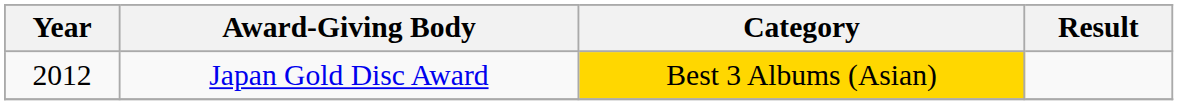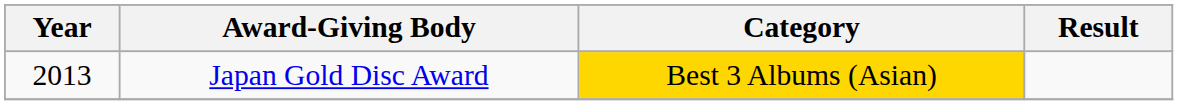(62, 74) 2012 -> (62, 74) 2013
